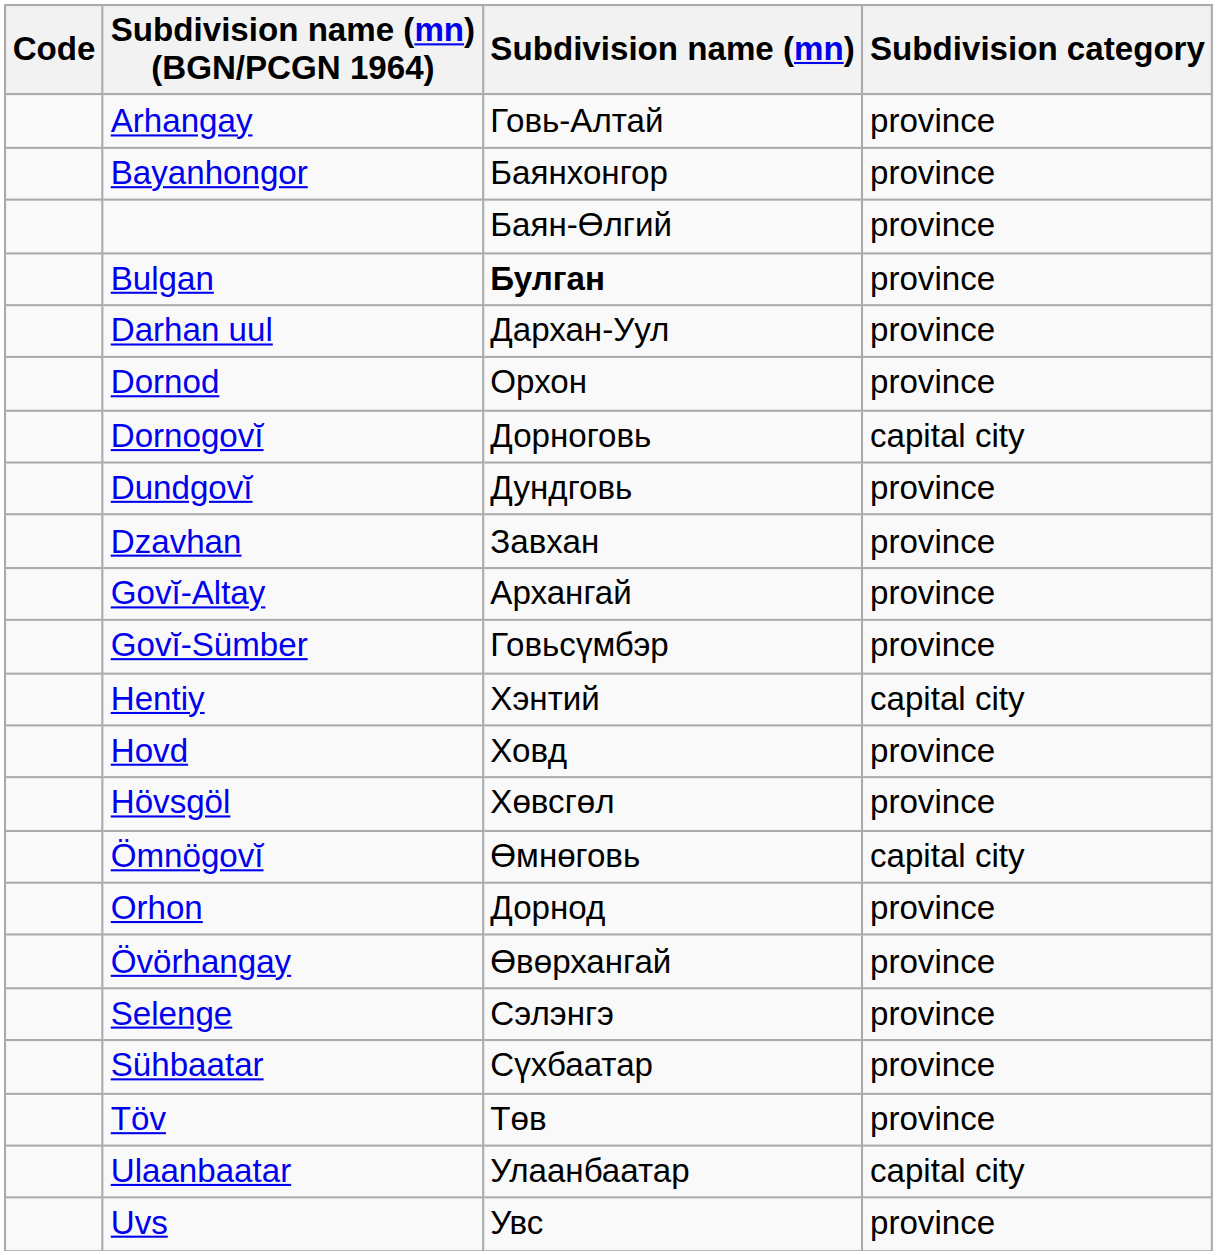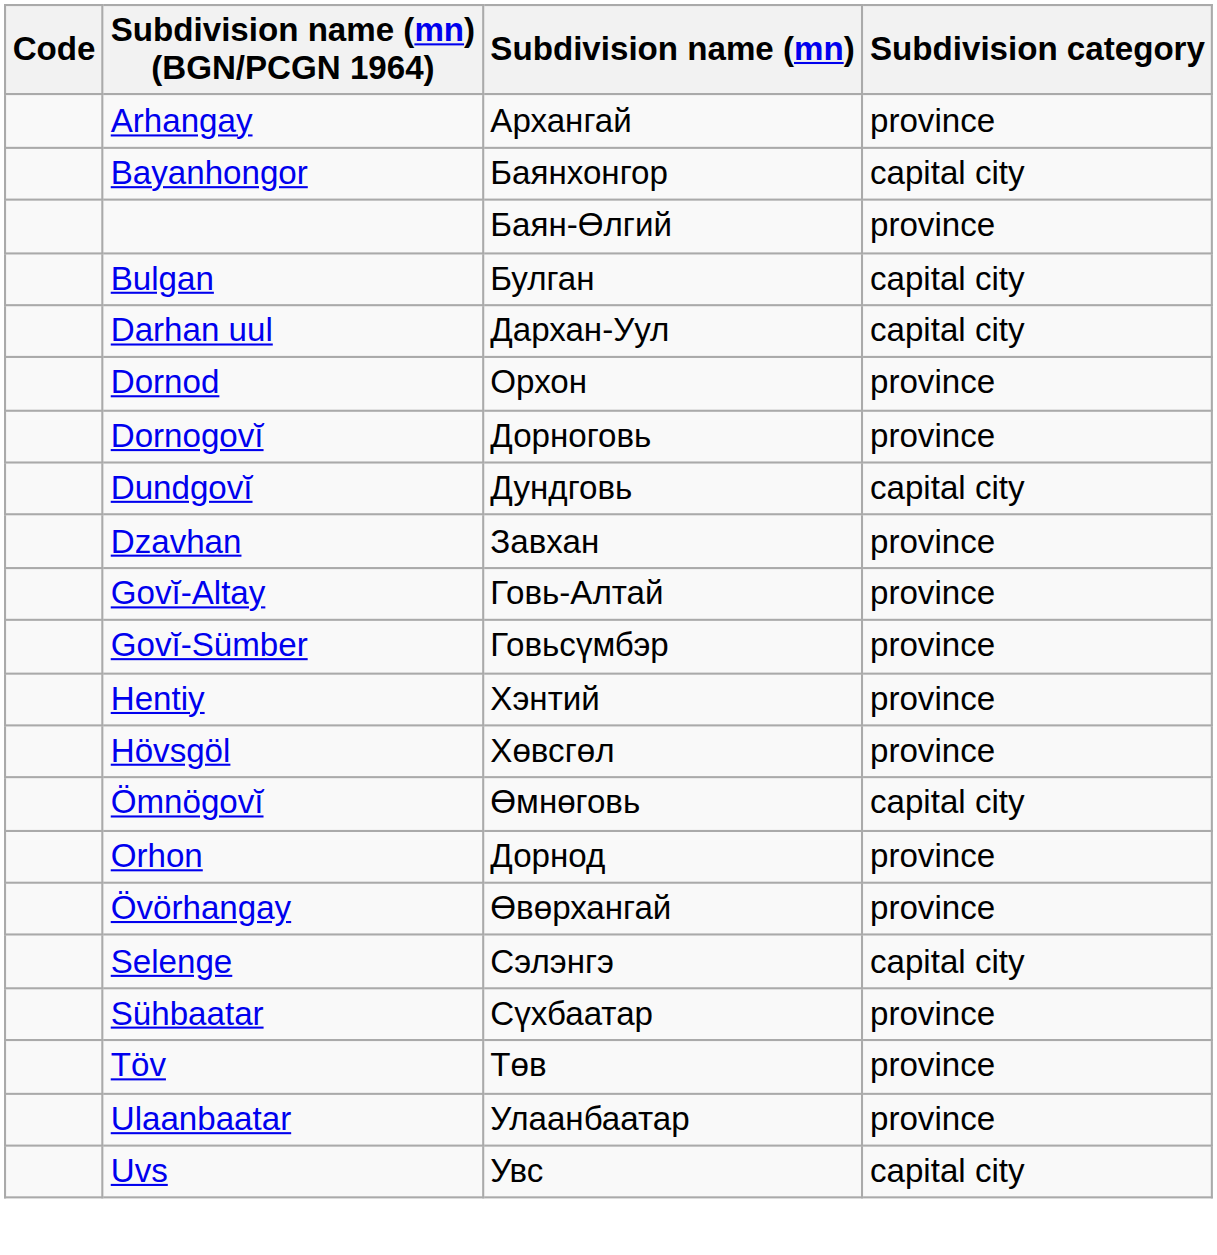(577, 120) Говь-Алтай -> (561, 120) Архангай
(933, 173) province -> (947, 173) capital city
(548, 278) bold -> (542, 278) normal
(933, 278) province -> (947, 278) capital city
(933, 330) province -> (947, 330) capital city
(947, 435) capital city -> (933, 435) province
(933, 488) province -> (947, 488) capital city
(561, 593) Архангай -> (577, 593) Говь-Алтай
(947, 698) capital city -> (933, 698) province
- row: (149, 750)
(933, 1013) province -> (947, 960) capital city
(947, 1171) capital city -> (933, 1118) province
(933, 1223) province -> (947, 1171) capital city
